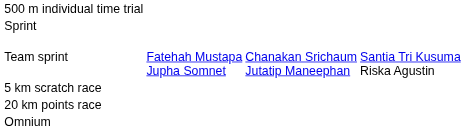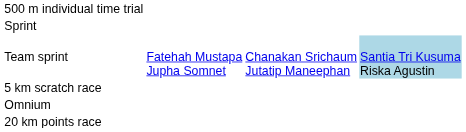(410, 64) no background -> (410, 64) lightblue background
rows swapped: (53, 104) <-> (28, 121)
